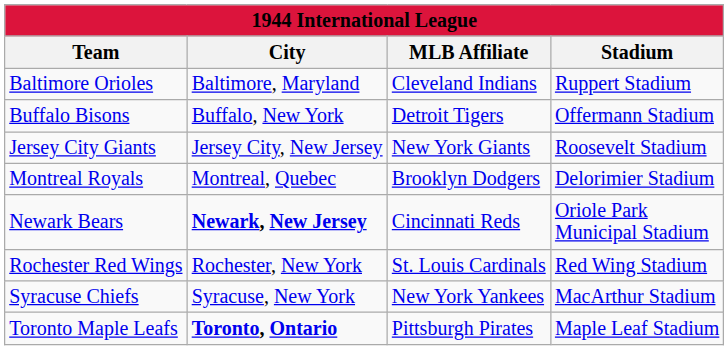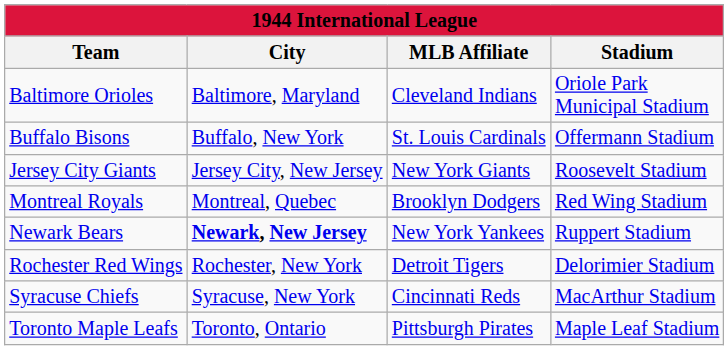(623, 83) Ruppert Stadium -> (632, 95) Oriole Park Municipal Stadium
(448, 115) Detroit Tigers -> (469, 138) St. Louis Cardinals
(635, 178) Delorimier Stadium -> (631, 201) Red Wing Stadium
(456, 221) Cincinnati Reds -> (468, 233) New York Yankees
(632, 221) Oriole Park Municipal Stadium -> (623, 233) Ruppert Stadium
(469, 264) St. Louis Cardinals -> (448, 264) Detroit Tigers
(631, 264) Red Wing Stadium -> (635, 264) Delorimier Stadium
(468, 296) New York Yankees -> (456, 296) Cincinnati Reds
(264, 328) bold -> (259, 328) normal
